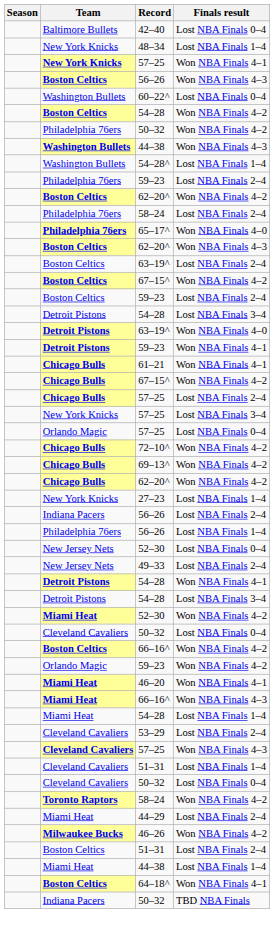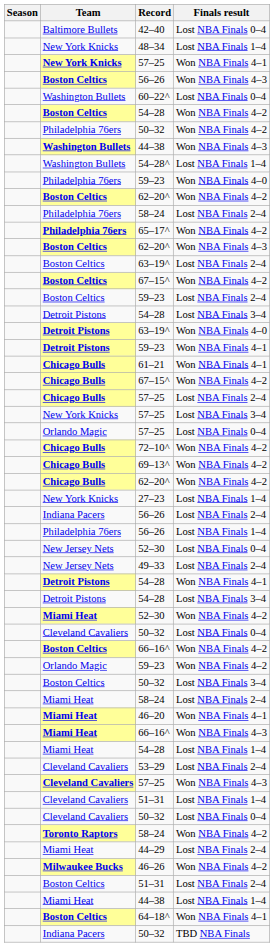(221, 180) Lost NBA Finals 2–4 -> (221, 180) Won NBA Finals 4–0
(221, 230) Won NBA Finals 4–0 -> (221, 230) Won NBA Finals 4–2
+ row: (74, 682)
+ row: (68, 699)
